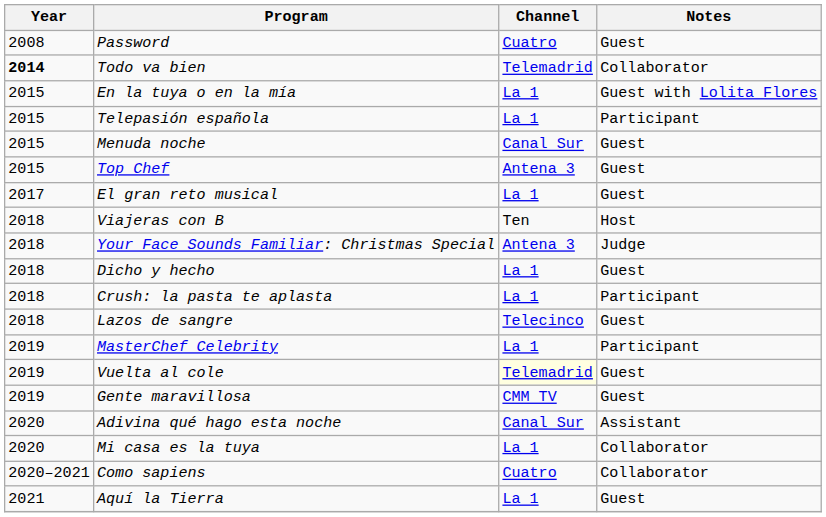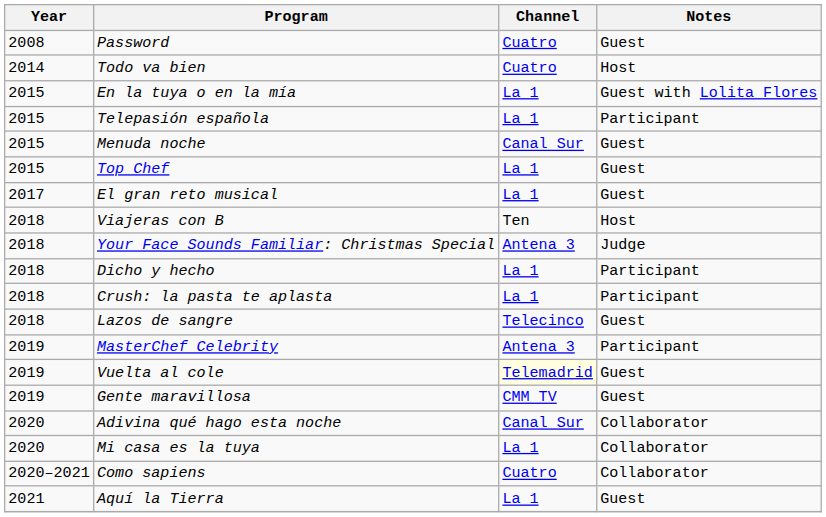(26, 68) bold -> (26, 68) normal
(548, 68) Telemadrid -> (530, 68) Cuatro
(654, 68) Collaborator -> (618, 68) Host
(539, 169) Antena 3 -> (521, 169) La 1
(623, 271) Guest -> (650, 271) Participant
(521, 347) La 1 -> (539, 347) Antena 3
(641, 423) Assistant -> (654, 423) Collaborator
